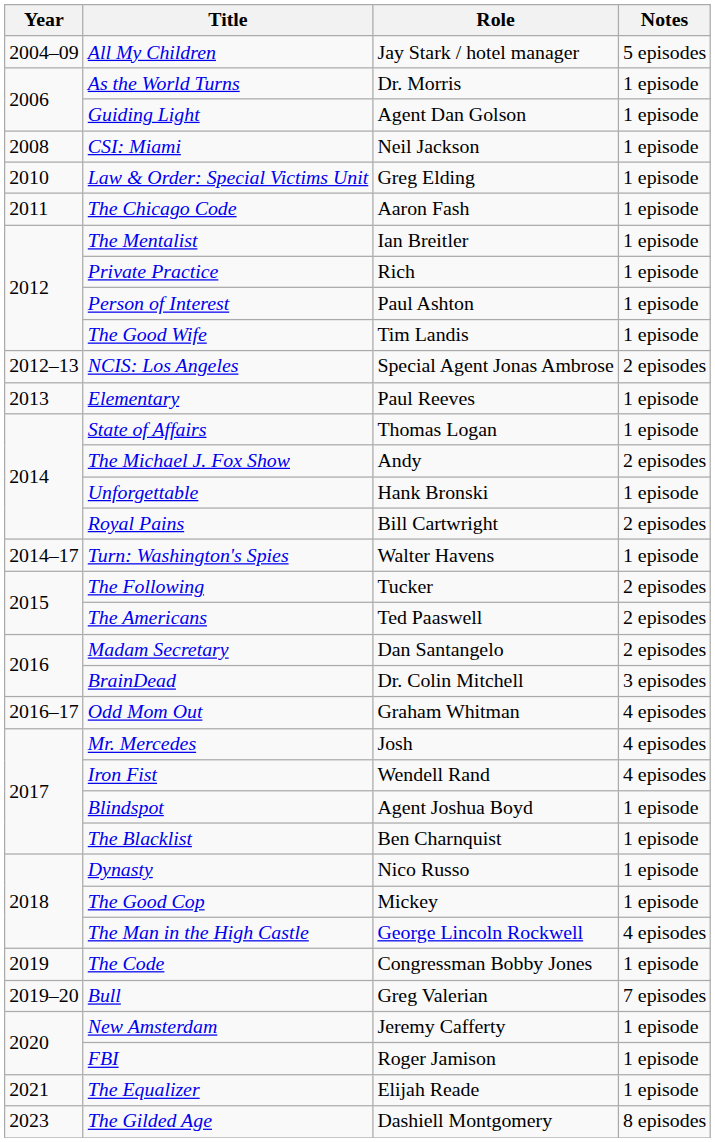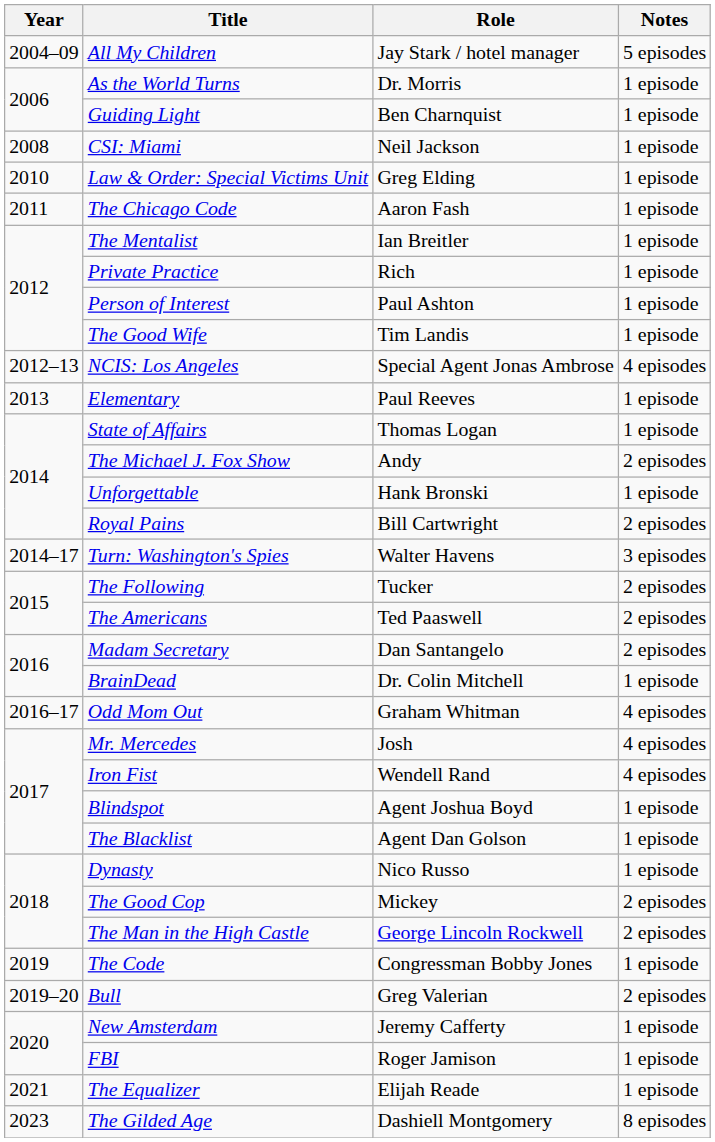(452, 114) Agent Dan Golson -> (439, 114) Ben Charnquist
(665, 366) 2 episodes -> (665, 366) 4 episodes
(661, 555) 1 episode -> (665, 555) 3 episodes
(665, 680) 3 episodes -> (661, 680) 1 episode
(439, 838) Ben Charnquist -> (452, 838) Agent Dan Golson
(661, 901) 1 episode -> (665, 901) 2 episodes
(665, 932) 4 episodes -> (665, 932) 2 episodes
(665, 995) 7 episodes -> (665, 995) 2 episodes
